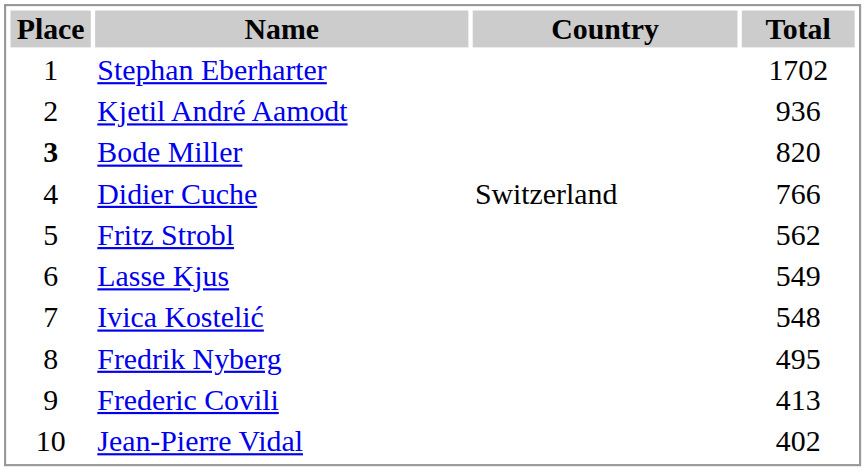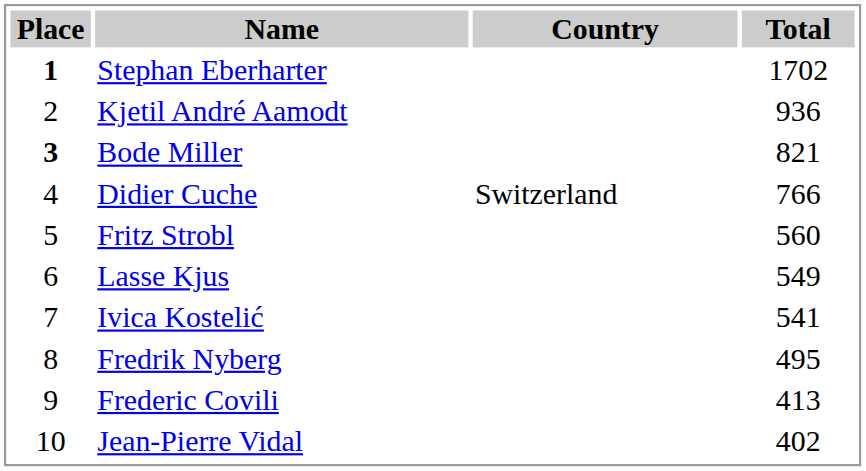(51, 70) normal -> (51, 70) bold
(798, 153) 820 -> (798, 153) 821
(798, 235) 562 -> (798, 235) 560
(798, 318) 548 -> (798, 318) 541
